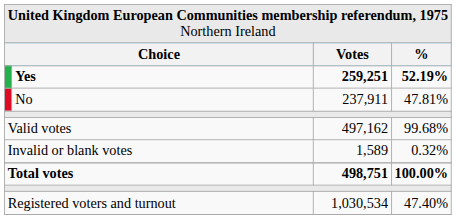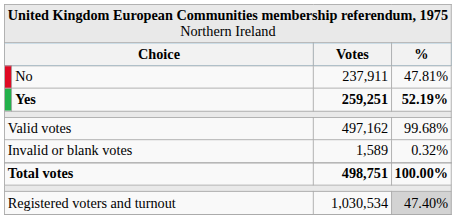rows swapped: (25, 76) <-> (24, 99)
(426, 203) no background -> (426, 203) lightgrey background
